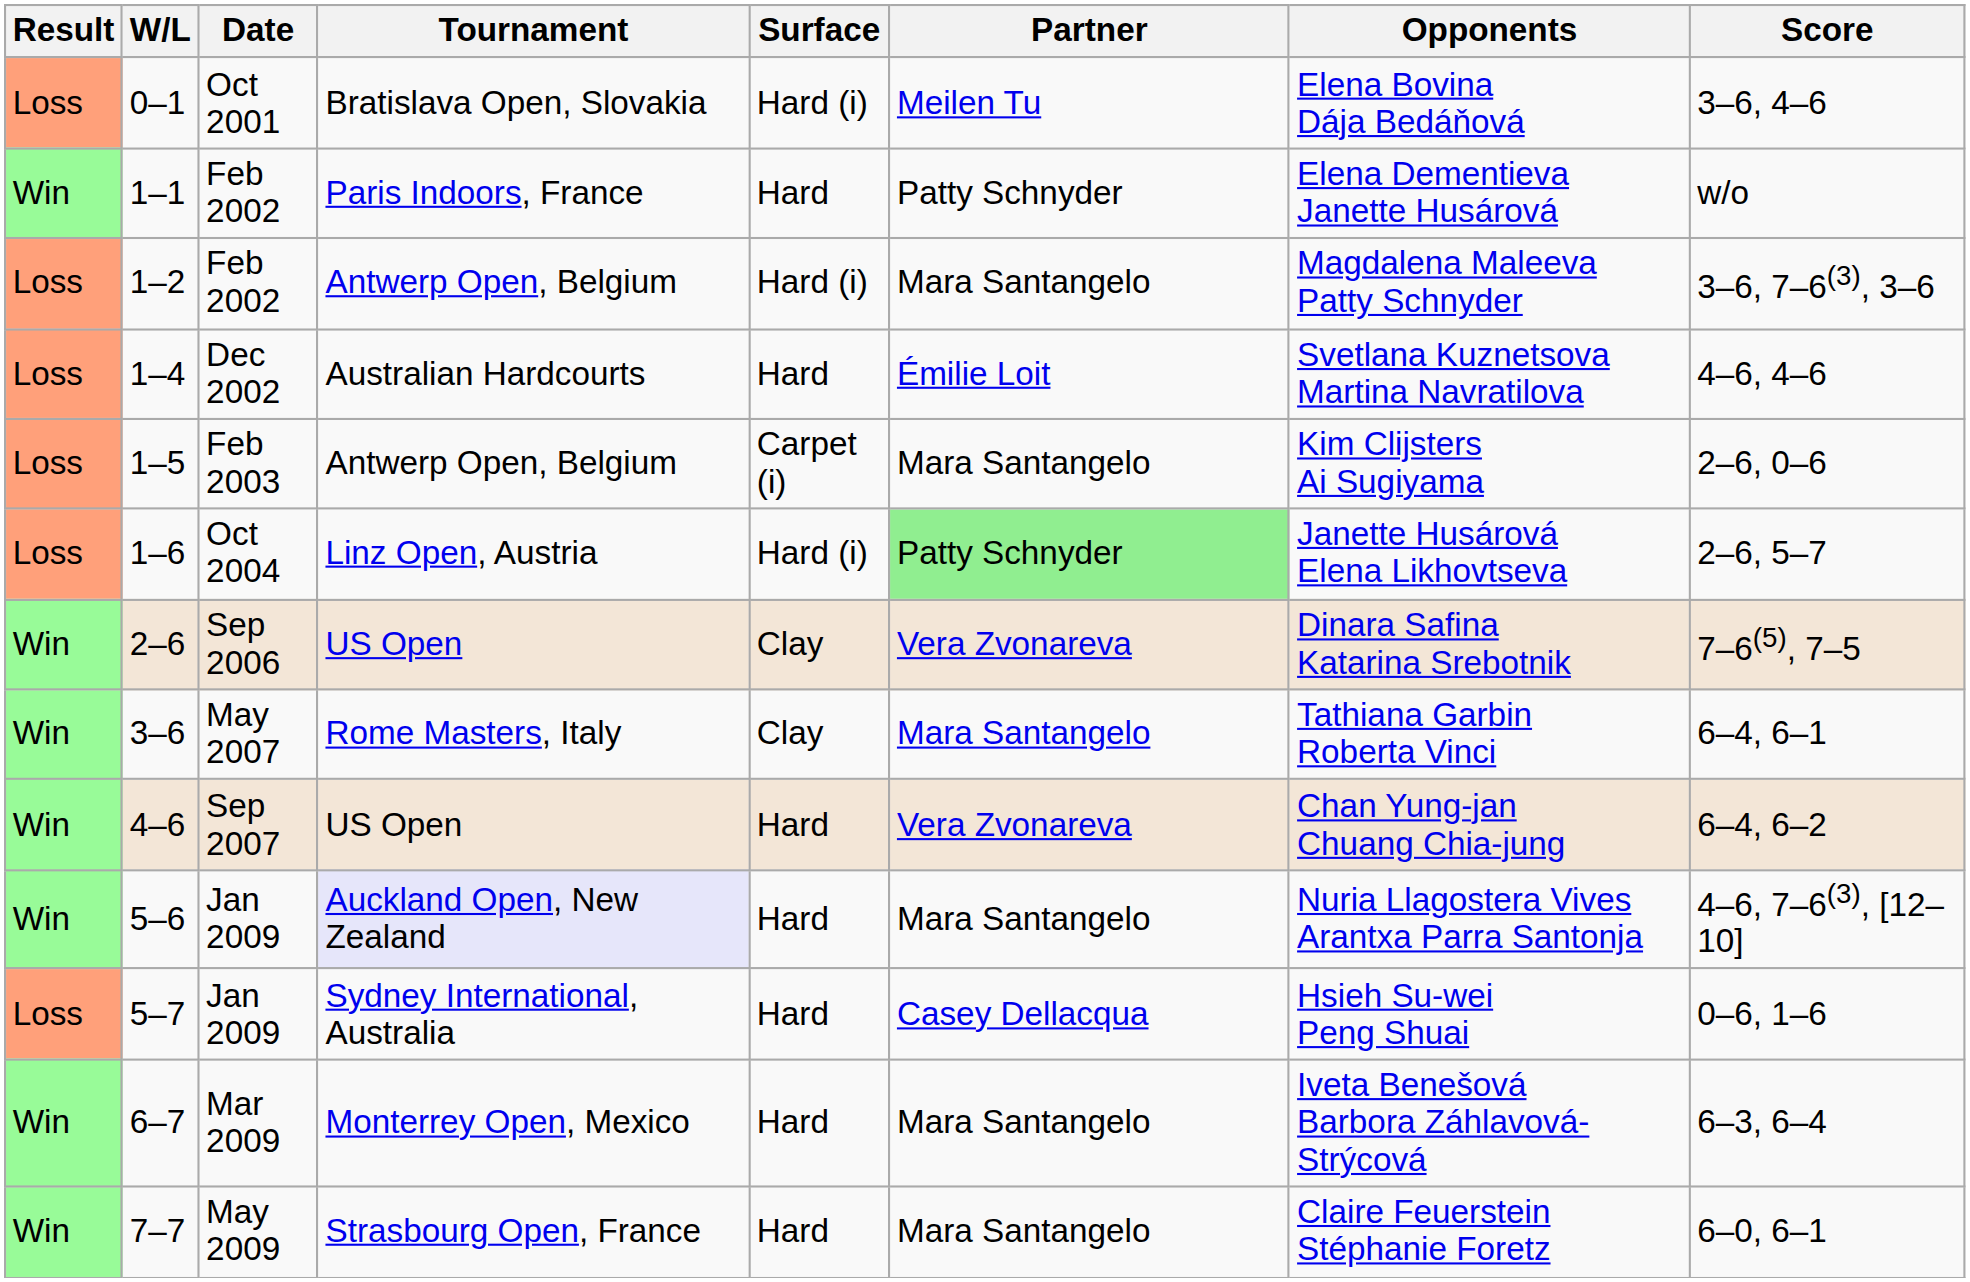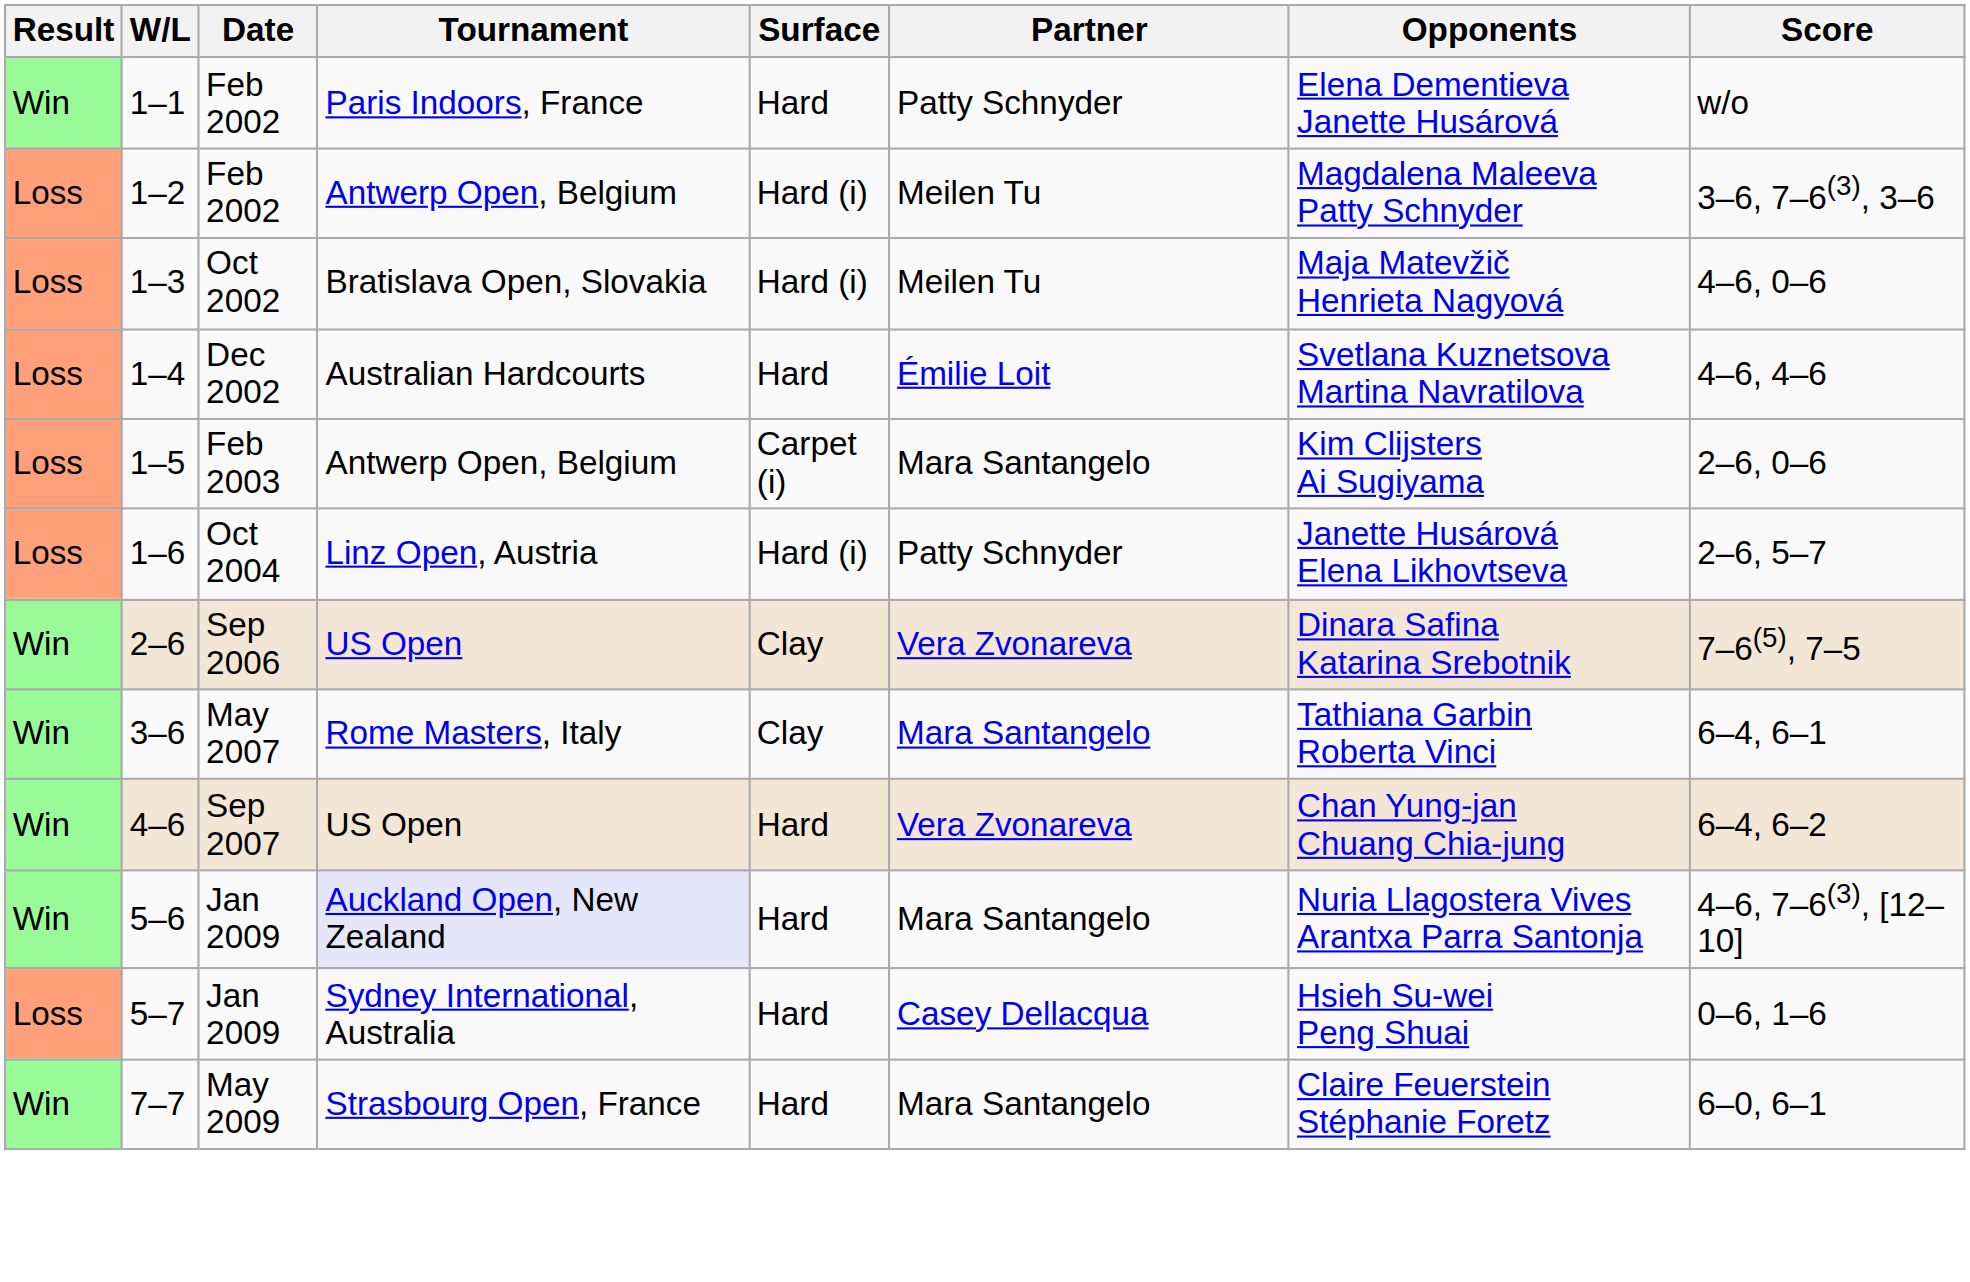- row: (158, 102)
(1024, 282) Mara Santangelo -> (969, 192) Meilen Tu
+ row: (158, 282)
(1010, 553) lightgreen background -> (1010, 553) no background
- row: (158, 1122)
